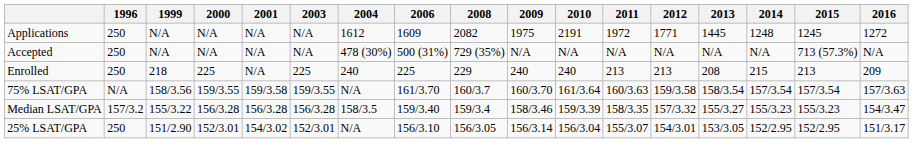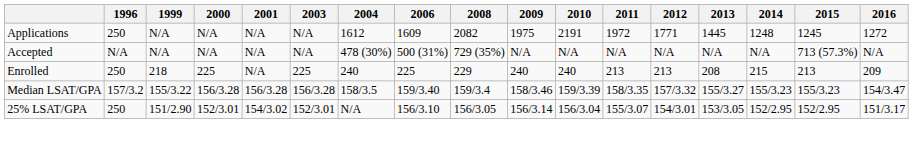(116, 52) 250 -> (118, 52) N/A
- row: (47, 90)
